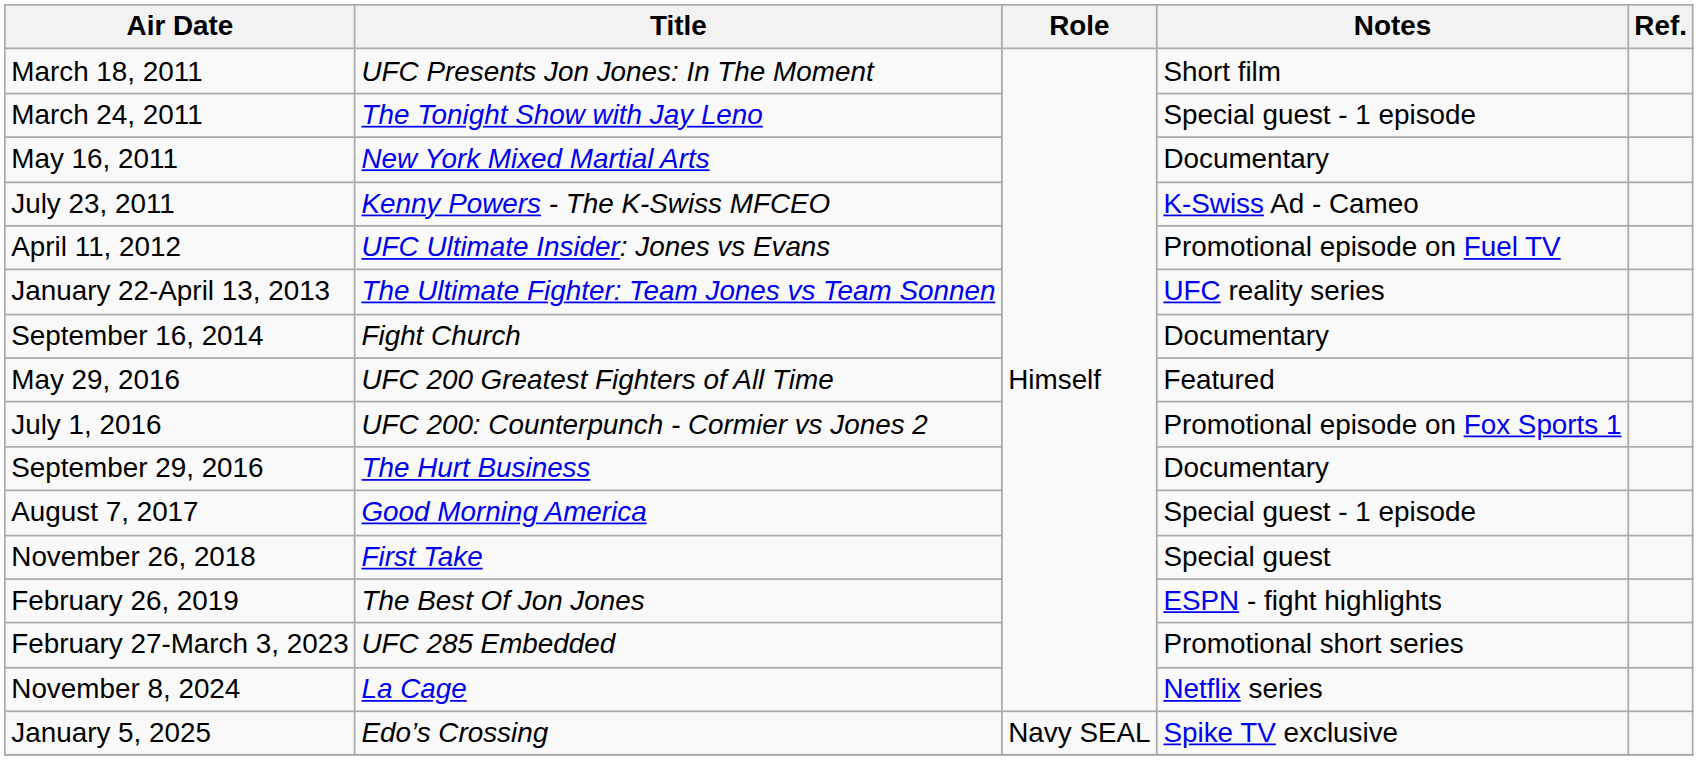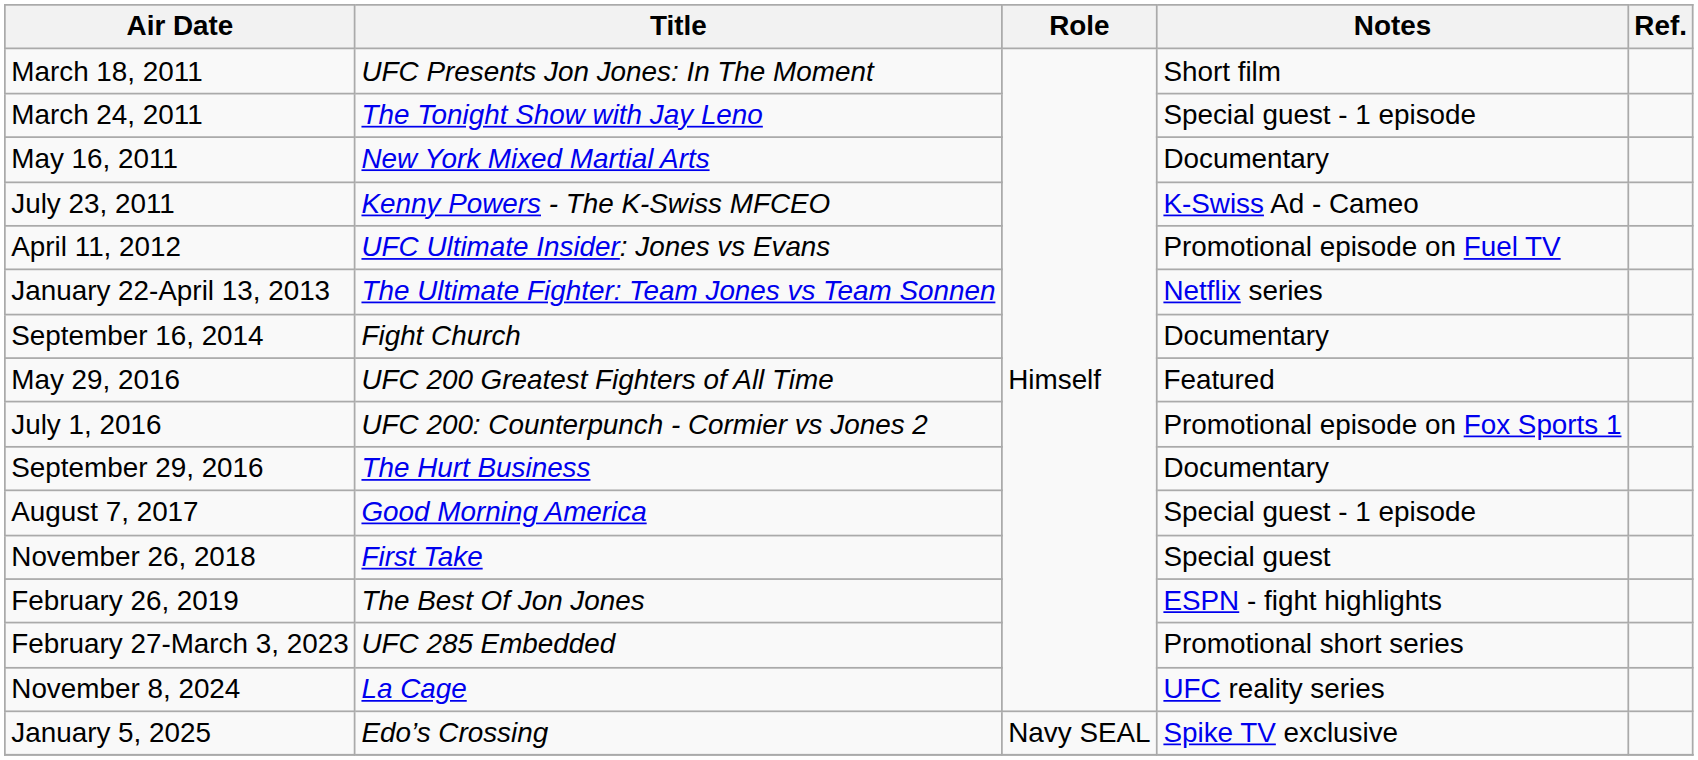(1274, 291) UFC reality series -> (1243, 291) Netflix series
(1243, 688) Netflix series -> (1274, 688) UFC reality series
